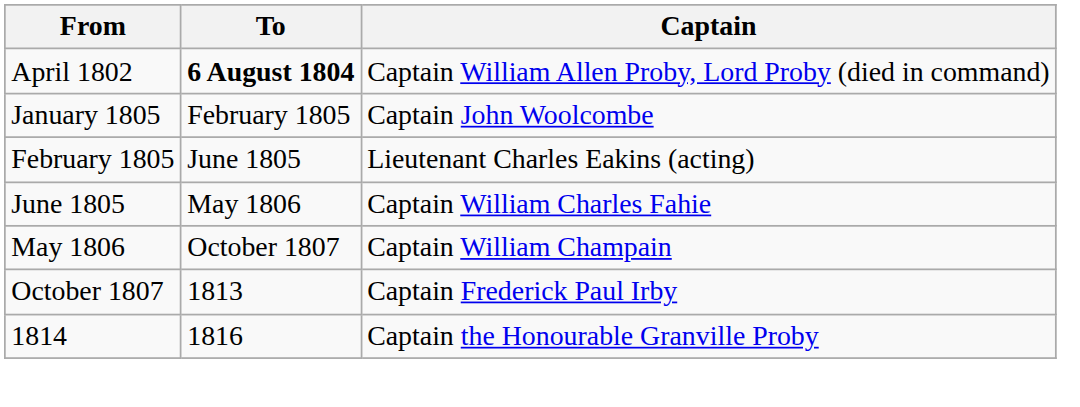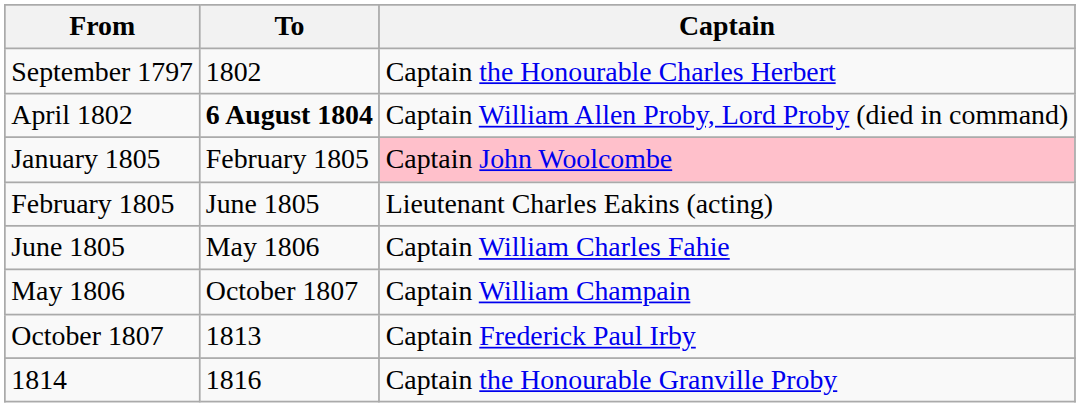+ row: (102, 70)
(510, 114) no background -> (529, 159) pink background
